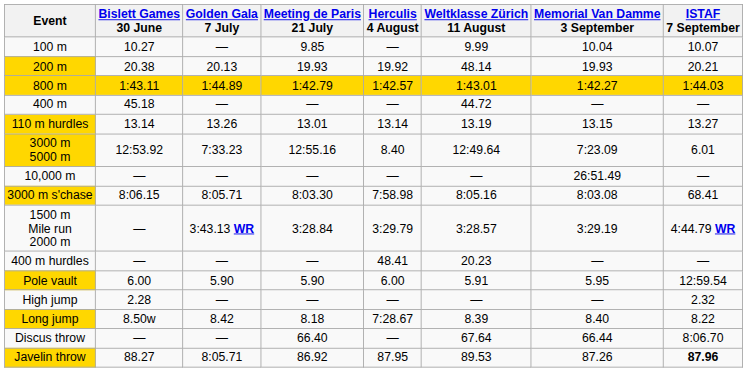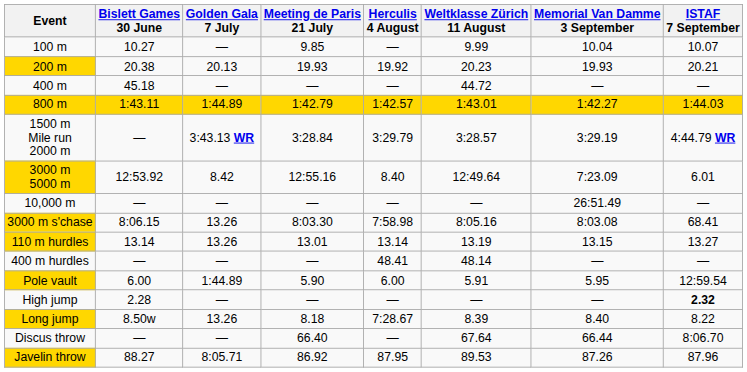(476, 66) 48.14 -> (476, 66) 20.23
rows swapped: (50, 104) <-> (50, 85)
rows swapped: (50, 228) <-> (50, 124)
(222, 150) 7:33.23 -> (222, 177) 8.42
(222, 195) 8:05.71 -> (222, 222) 13.26
(476, 261) 20.23 -> (476, 261) 48.14
(222, 280) 5.90 -> (222, 280) 1:44.89
(703, 299) normal -> (703, 299) bold
(222, 319) 8.42 -> (222, 319) 13.26
(703, 357) bold -> (703, 357) normal
